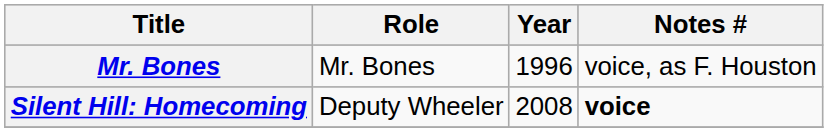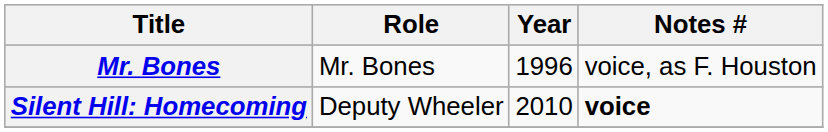(544, 106) 2008 -> (544, 106) 2010
